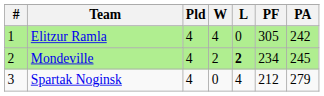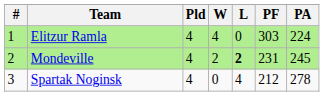(269, 36) 305 -> (269, 36) 303
(300, 36) 242 -> (300, 36) 224
(269, 58) 234 -> (269, 58) 231
(300, 79) 279 -> (300, 79) 278
